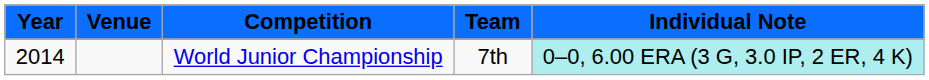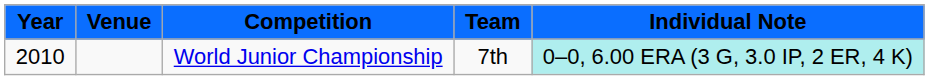(40, 56) 2014 -> (40, 56) 2010
